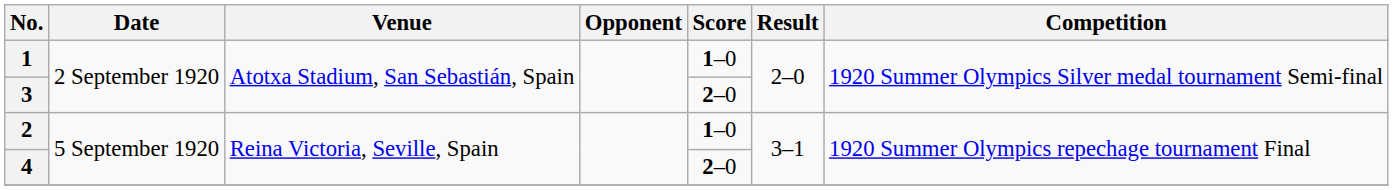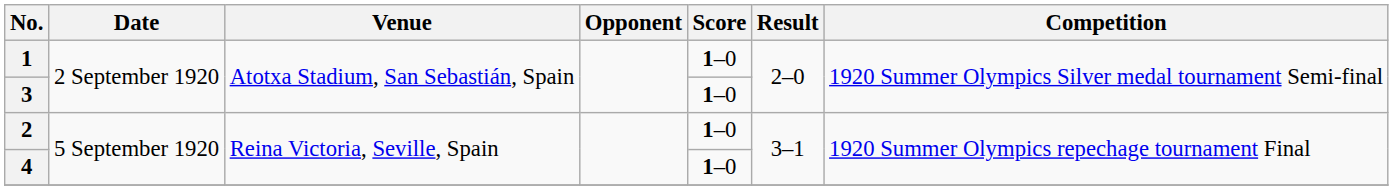(719, 94) 2–0 -> (719, 94) 1–0
(719, 166) 2–0 -> (719, 166) 1–0
